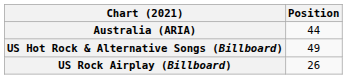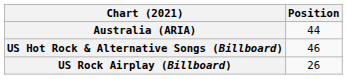(314, 48) 49 -> (314, 48) 46
